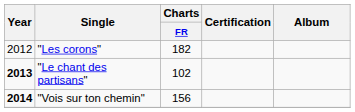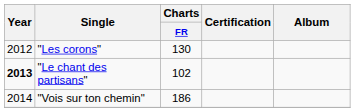(181, 49) 182 -> (181, 49) 130
(20, 98) bold -> (20, 98) normal
(181, 98) 156 -> (181, 98) 186
